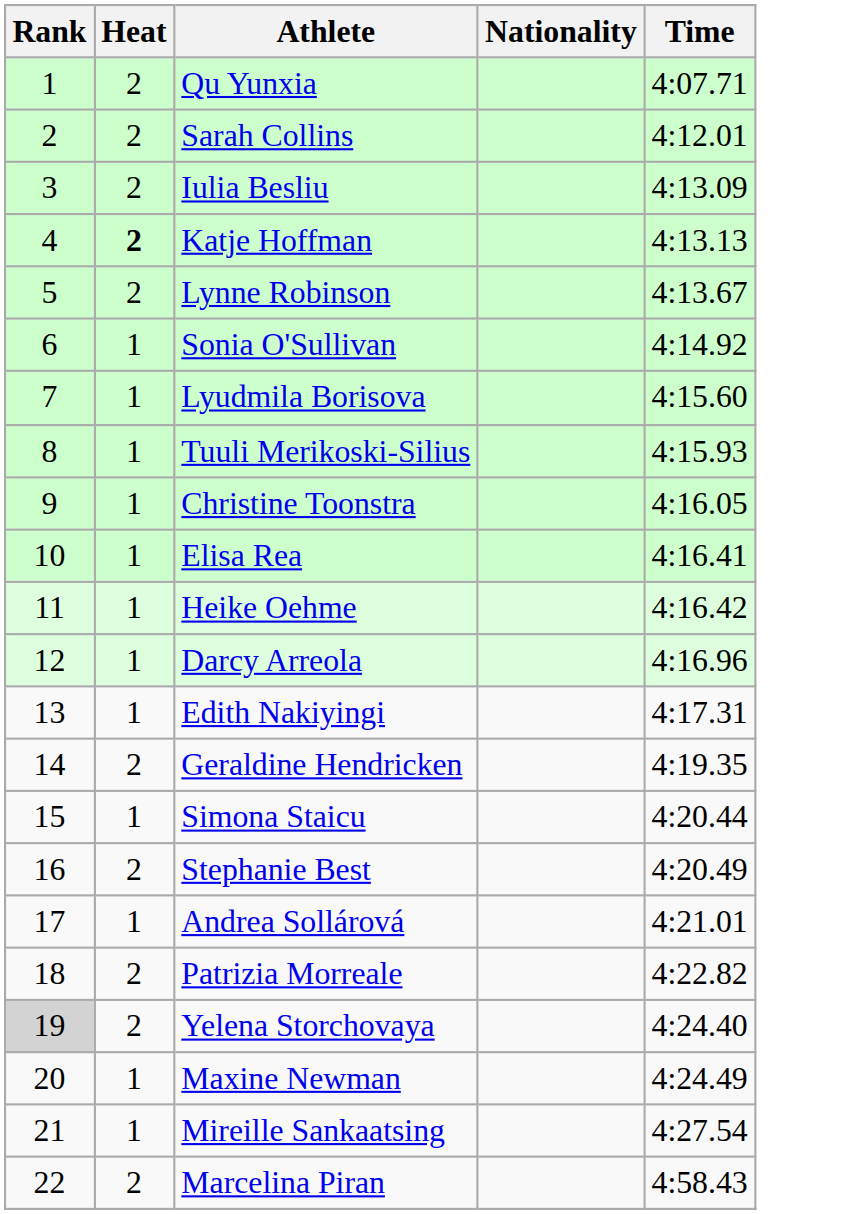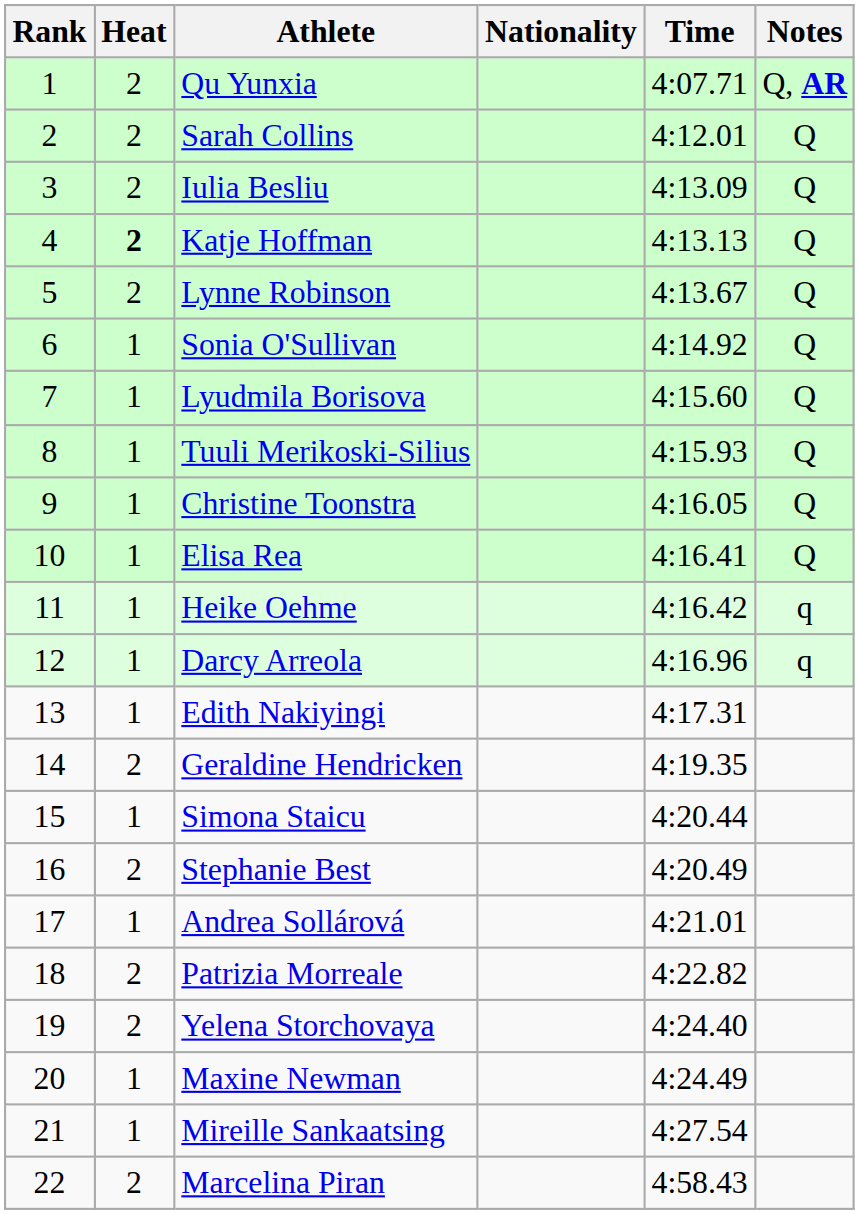+ column: (805, 30)
(49, 1026) lightgrey background -> (49, 1026) no background
